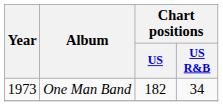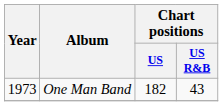(197, 89) 34 -> (197, 89) 43
